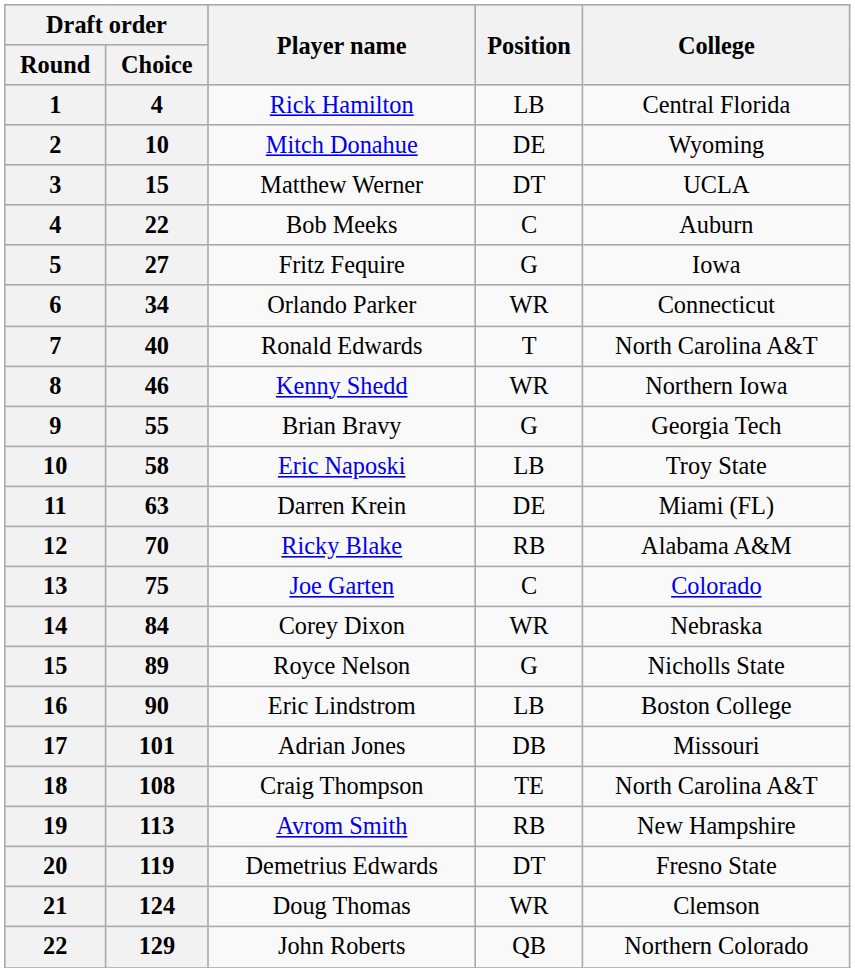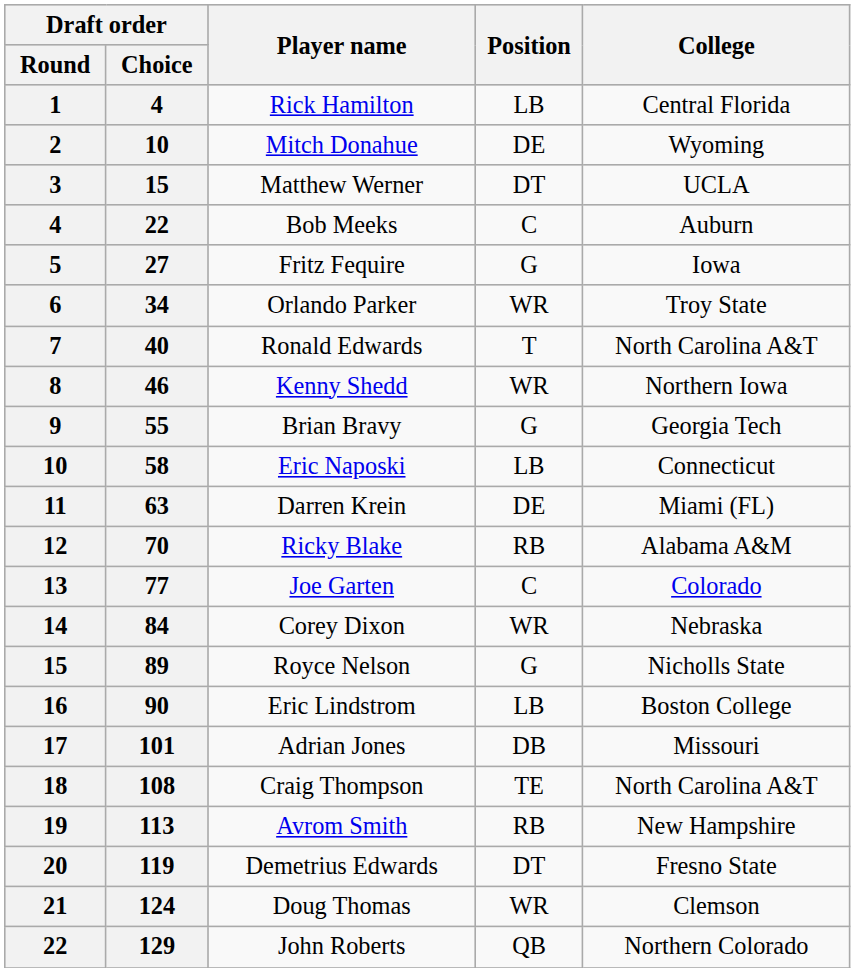(716, 305) Connecticut -> (716, 305) Troy State
(716, 465) Troy State -> (716, 465) Connecticut
(157, 586) 75 -> (157, 586) 77
